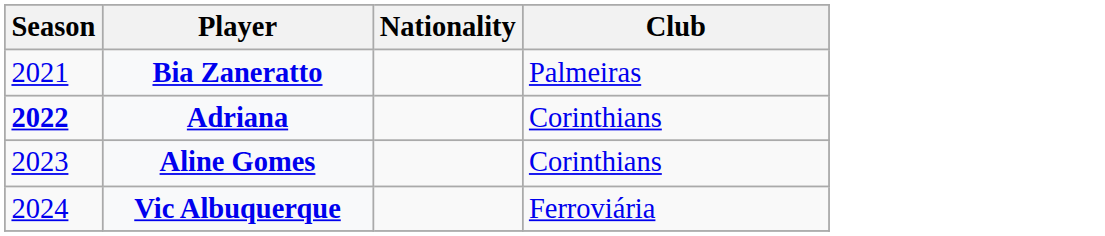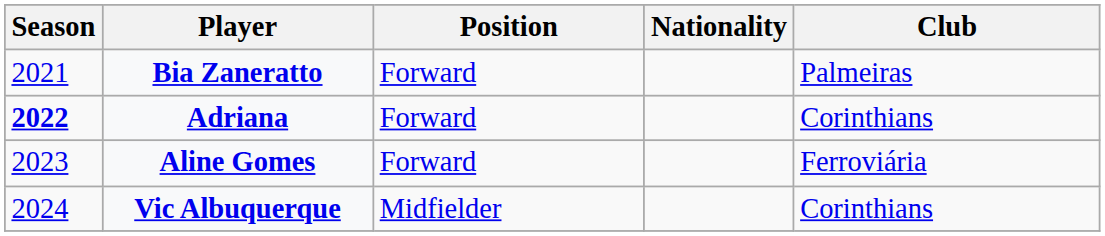+ column: (509, 27)
(595, 162) Corinthians -> (863, 162) Ferroviária
(592, 207) Ferroviária -> (867, 207) Corinthians
